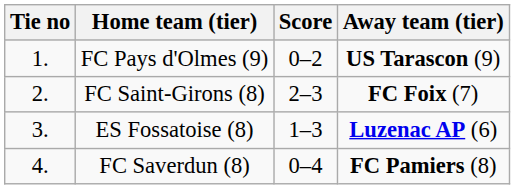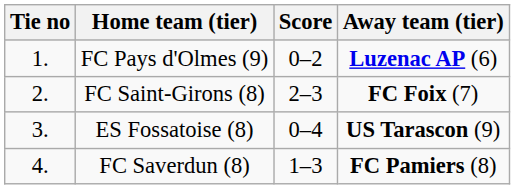(423, 58) US Tarascon (9) -> (423, 58) Luzenac AP (6)
(305, 129) 1–3 -> (305, 129) 0–4
(423, 129) Luzenac AP (6) -> (423, 129) US Tarascon (9)
(305, 165) 0–4 -> (305, 165) 1–3
